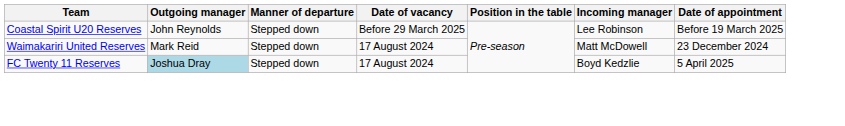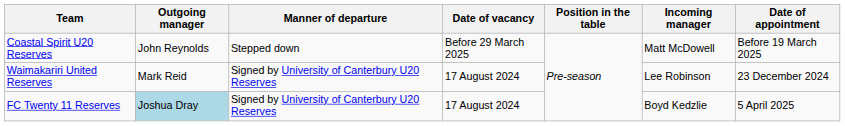(610, 30) Lee Robinson -> (680, 48) Matt McDowell
(285, 47) Stepped down -> (325, 77) Signed by University of Canterbury U20 Reserves
(612, 47) Matt McDowell -> (677, 77) Lee Robinson
(285, 64) Stepped down -> (325, 106) Signed by University of Canterbury U20 Reserves
